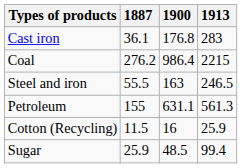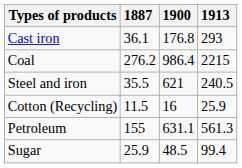(212, 38) 283 -> (212, 38) 293
(136, 83) 55.5 -> (136, 83) 35.5
(173, 83) 163 -> (173, 83) 621
(217, 83) 246.5 -> (217, 83) 240.5
rows swapped: (37, 106) <-> (63, 128)
